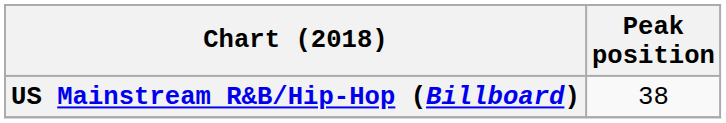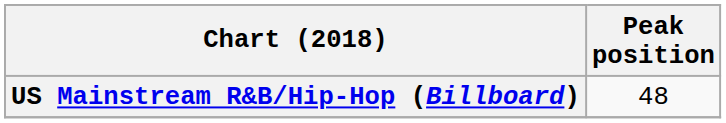(653, 97) 38 -> (653, 97) 48
